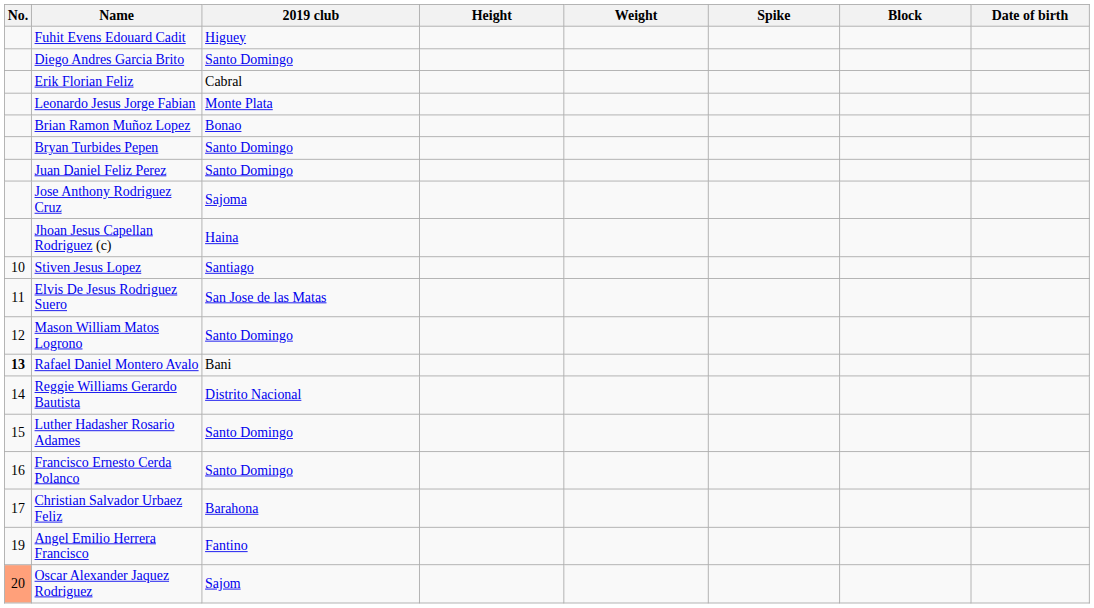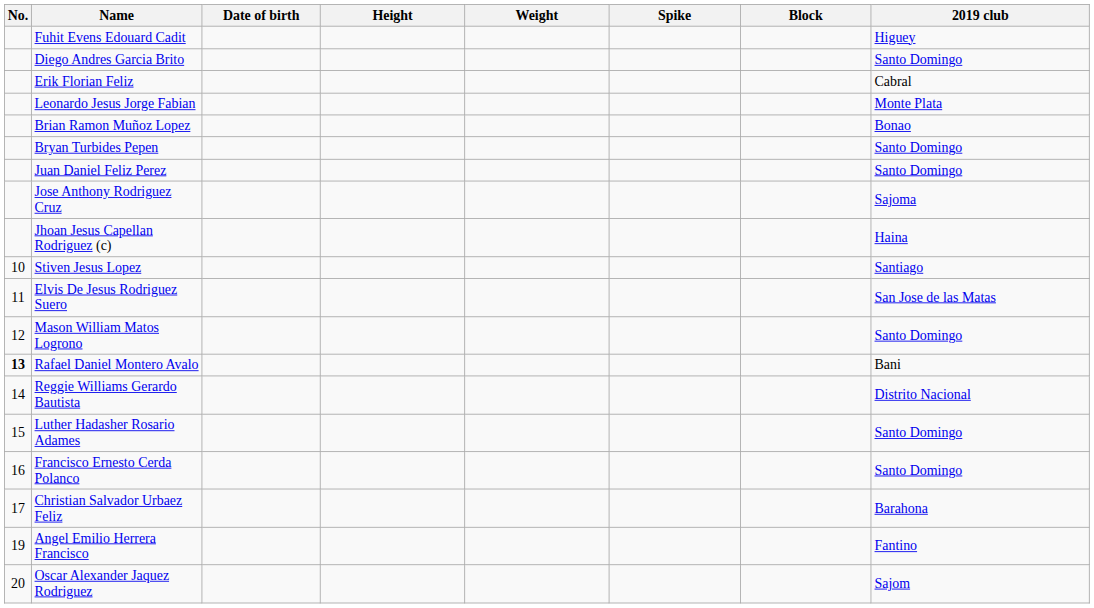columns swapped: (1030, 15) <-> (311, 15)
(18, 583) lightsalmon background -> (18, 583) no background
